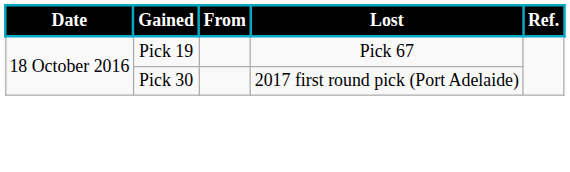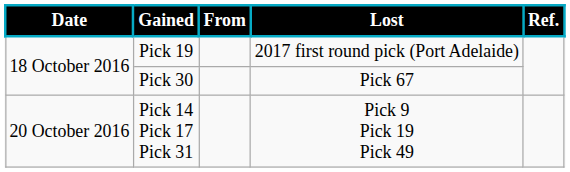(387, 51) Pick 67 -> (387, 51) 2017 first round pick (Port Adelaide)
(387, 80) 2017 first round pick (Port Adelaide) -> (387, 80) Pick 67
+ row: (166, 131)
